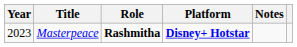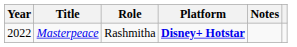(19, 33) 2023 -> (19, 33) 2022
(132, 33) bold -> (130, 33) normal
